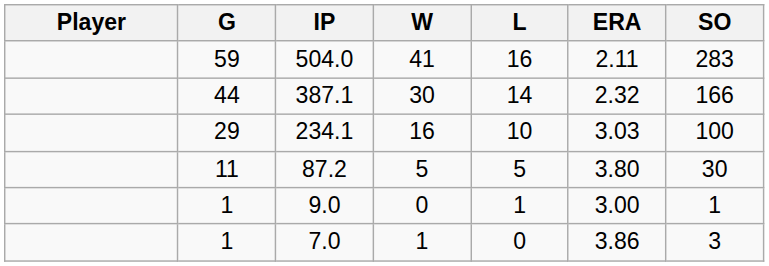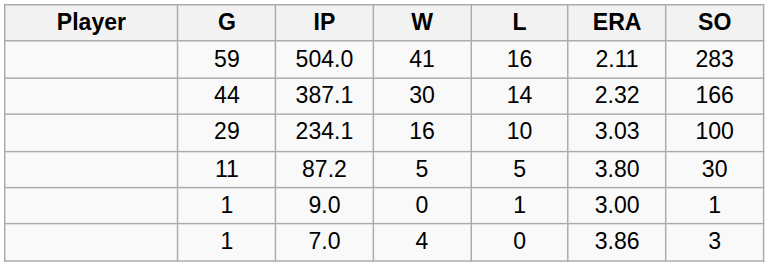(422, 242) 1 -> (422, 242) 4
